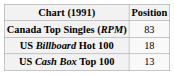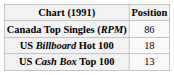(149, 29) 83 -> (149, 29) 86
